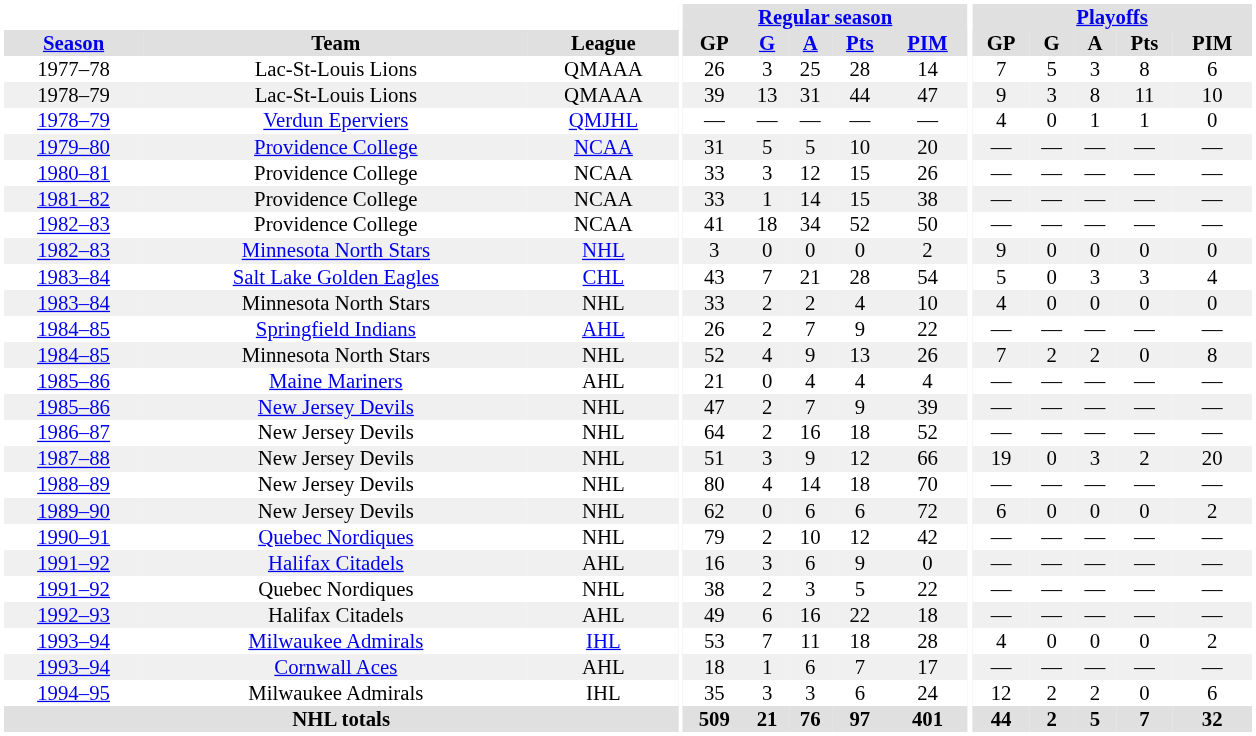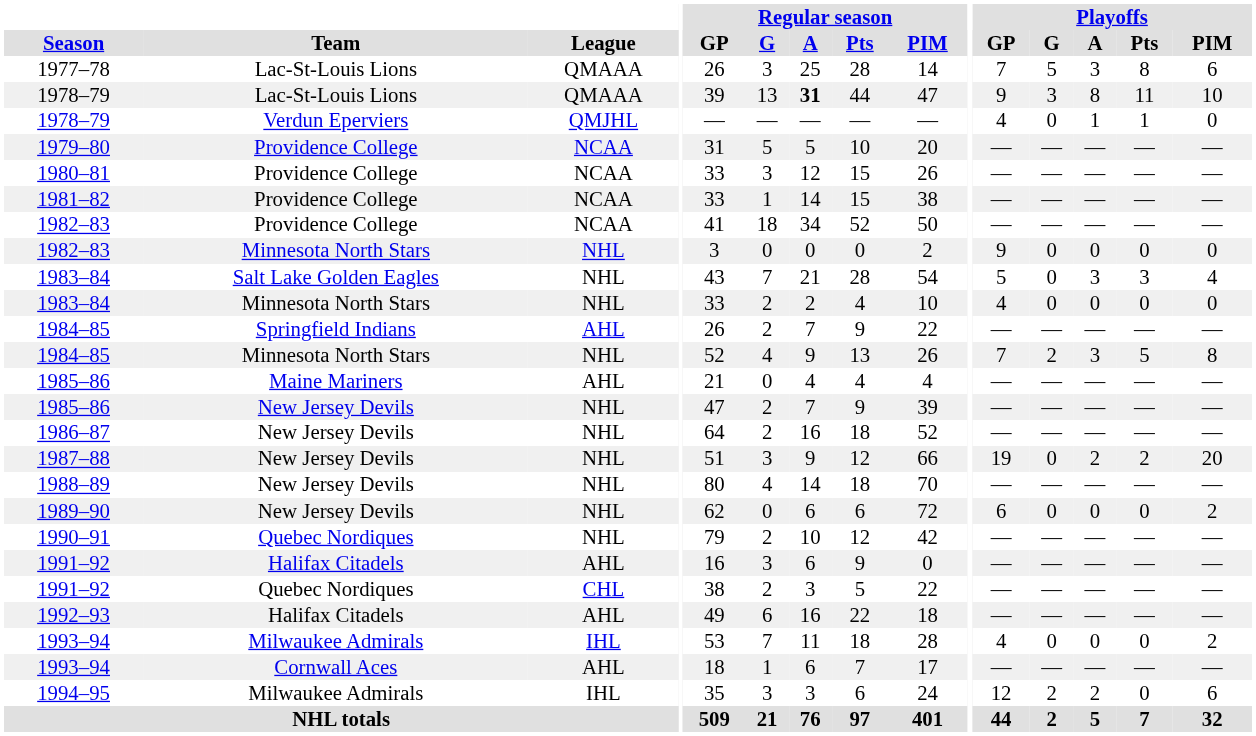(810, 94) normal -> (810, 94) bold
(603, 276) CHL -> (603, 276) NHL
(1095, 354) 2 -> (1095, 354) 3
(1144, 354) 0 -> (1144, 354) 5
(1095, 458) 3 -> (1095, 458) 2
(603, 588) NHL -> (603, 588) CHL
